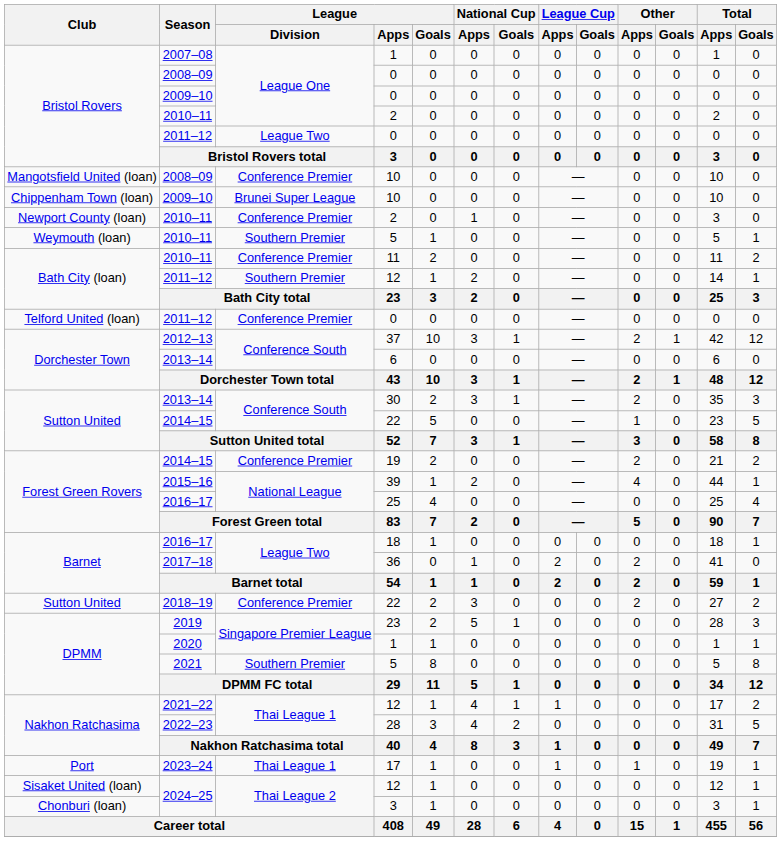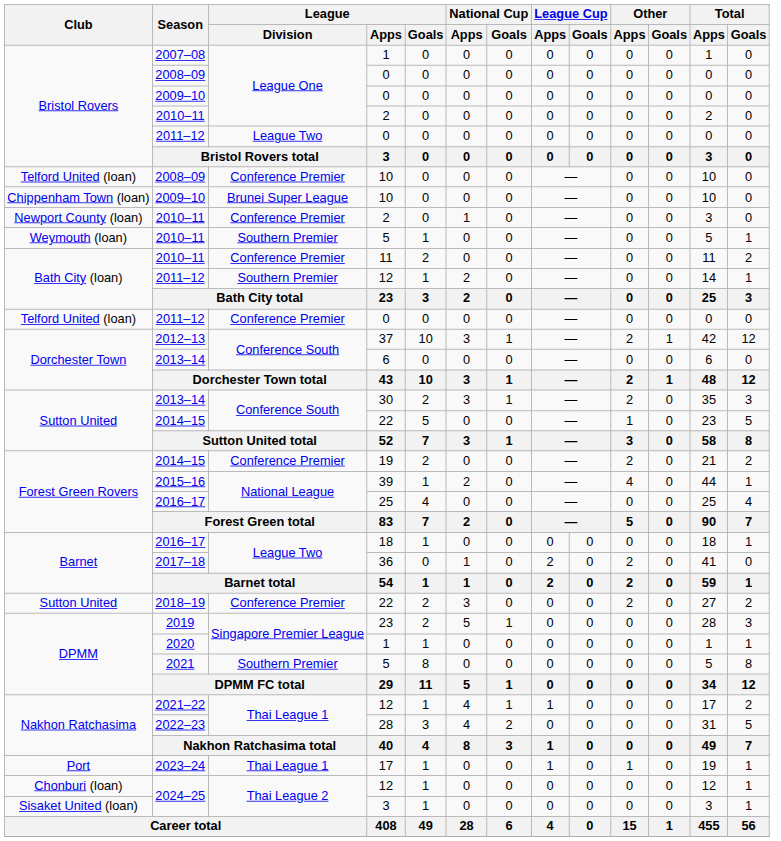(82, 177) Mangotsfield United (loan) -> (78, 177) Telford United (loan)
(82, 786) Sisaket United (loan) -> (78, 786) Chonburi (loan)
(82, 806) Chonburi (loan) -> (78, 806) Sisaket United (loan)
